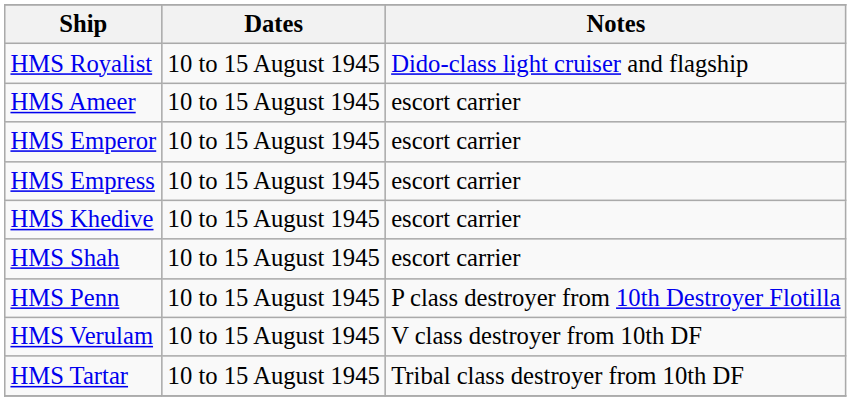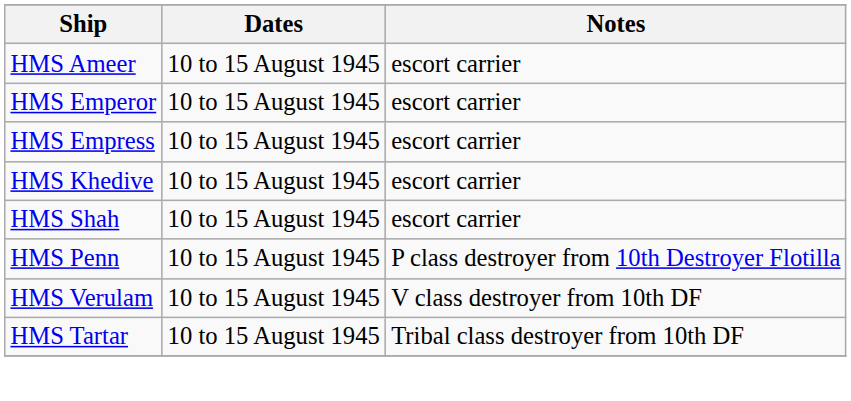- row: (81, 63)
